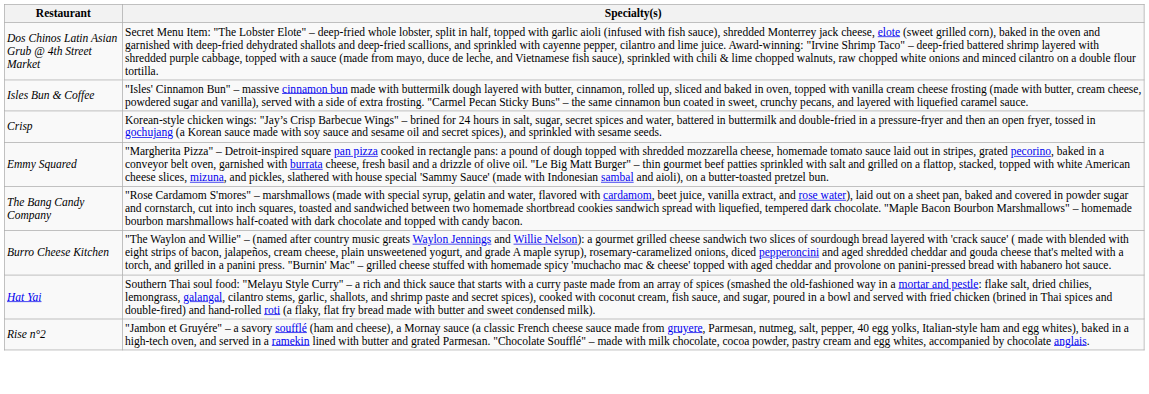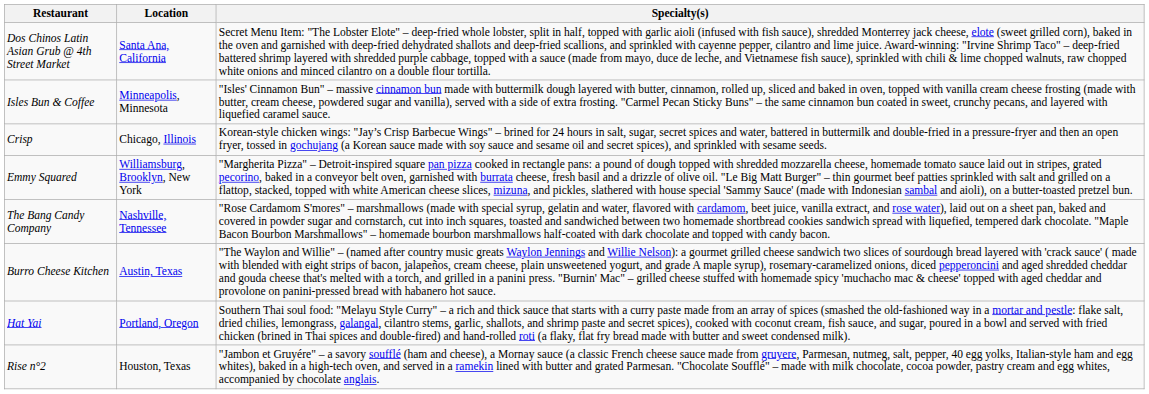+ column: (166, 13)
